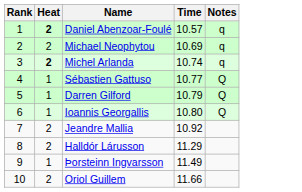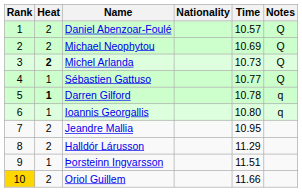+ column: (203, 13)
(49, 29) bold -> (49, 29) normal
(222, 29) q -> (280, 29) Q
(222, 46) q -> (280, 46) Q
(189, 63) 10.74 -> (248, 63) 10.73
(222, 63) q -> (280, 63) Q
(49, 96) normal -> (49, 96) bold
(189, 96) 10.79 -> (248, 96) 10.78
(222, 96) Q -> (280, 96) q
(222, 112) Q -> (280, 112) q
(189, 129) 10.92 -> (248, 129) 10.95
(189, 162) 11.49 -> (248, 162) 11.51
(20, 179) no background -> (20, 179) gold background
